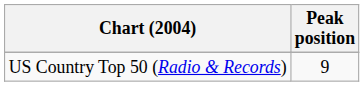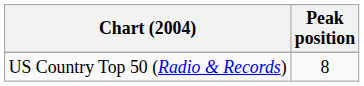(325, 66) 9 -> (325, 66) 8
